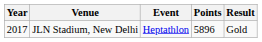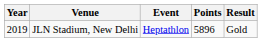(17, 29) 2017 -> (17, 29) 2019
